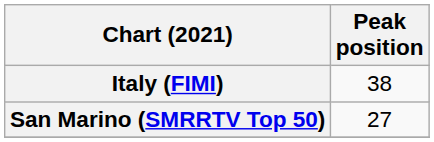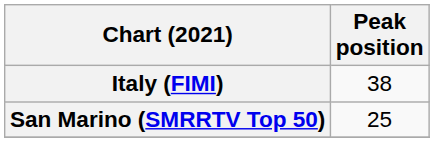(380, 119) 27 -> (380, 119) 25
